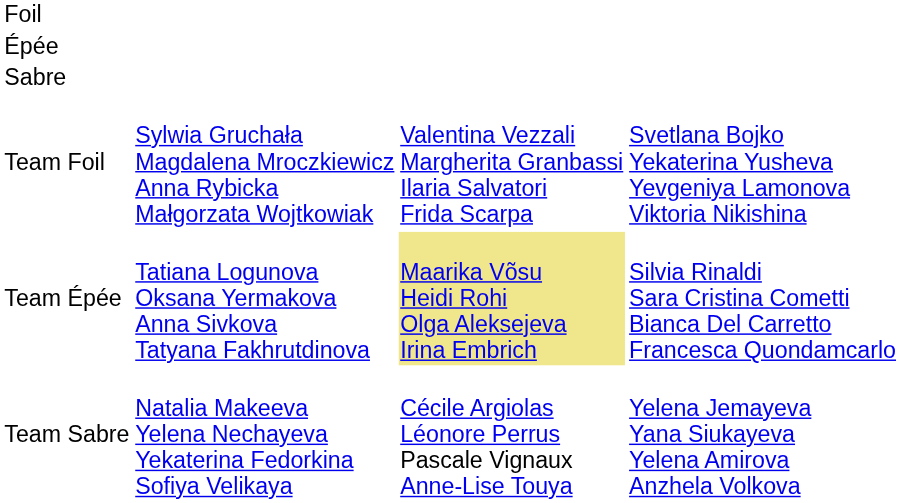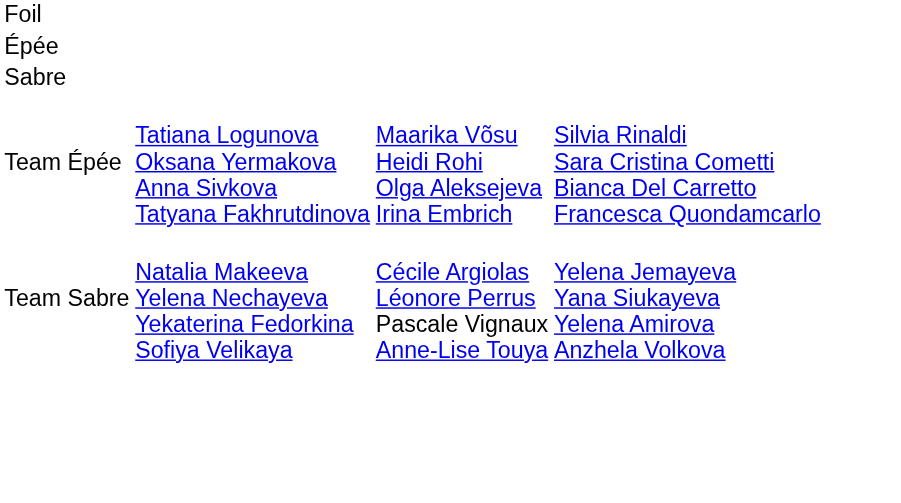- row: (55, 162)
(483, 311) khaki background -> (459, 175) no background
